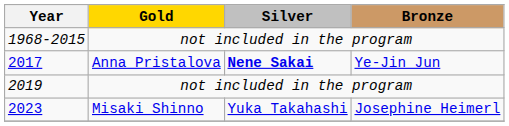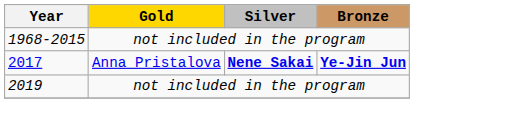(397, 63) normal -> (363, 63) bold
- row: (25, 109)
